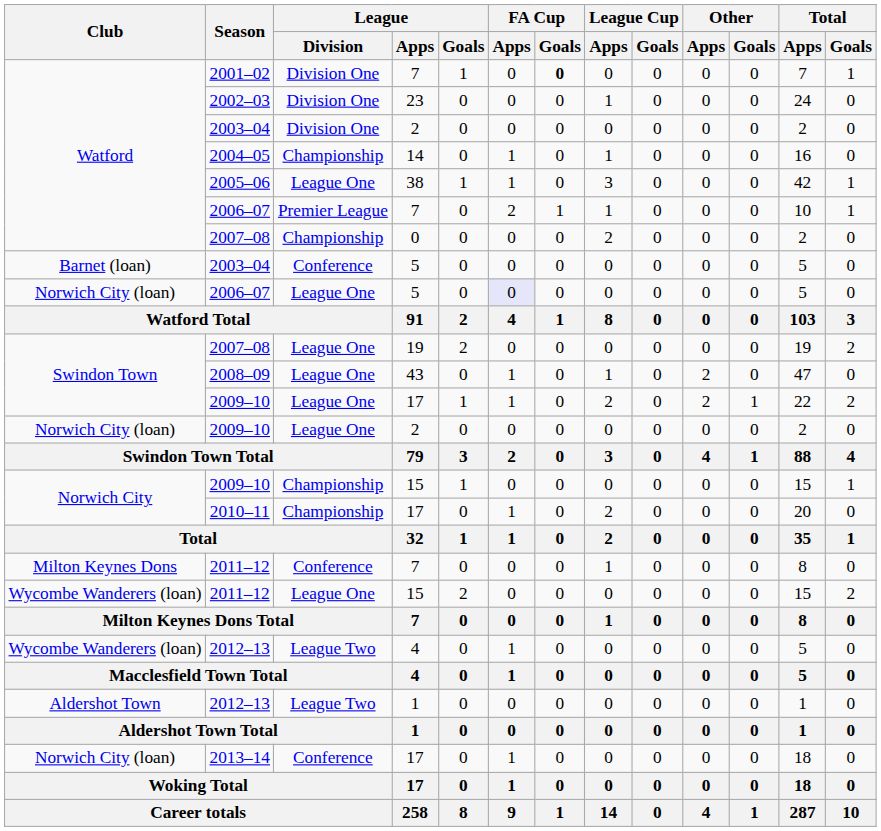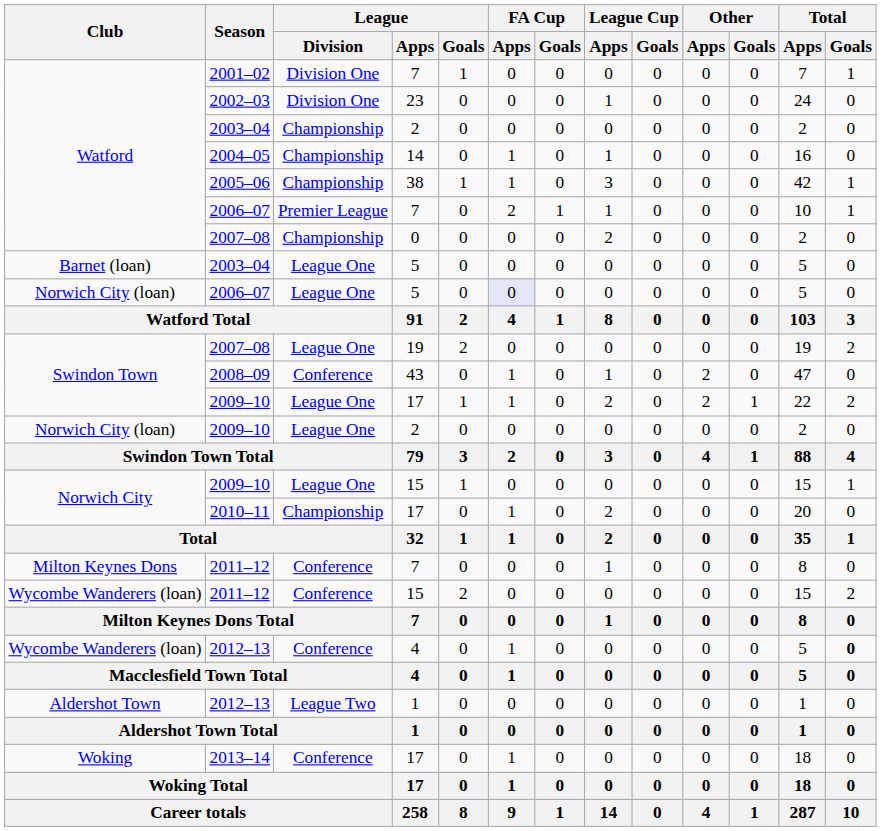(560, 73) bold -> (560, 73) normal
(333, 127) Division One -> (333, 127) Championship
(333, 182) League One -> (333, 182) Championship
(333, 264) Conference -> (333, 264) League One
(333, 374) League One -> (333, 374) Conference
(333, 484) Championship -> (333, 484) League One
(333, 593) League One -> (333, 593) Conference
(333, 648) League Two -> (333, 648) Conference
(851, 648) normal -> (851, 648) bold
(105, 758) Norwich City (loan) -> (105, 758) Woking
